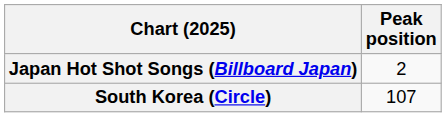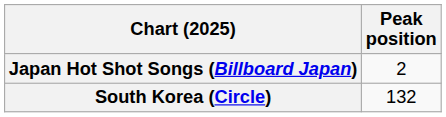(401, 97) 107 -> (401, 97) 132
